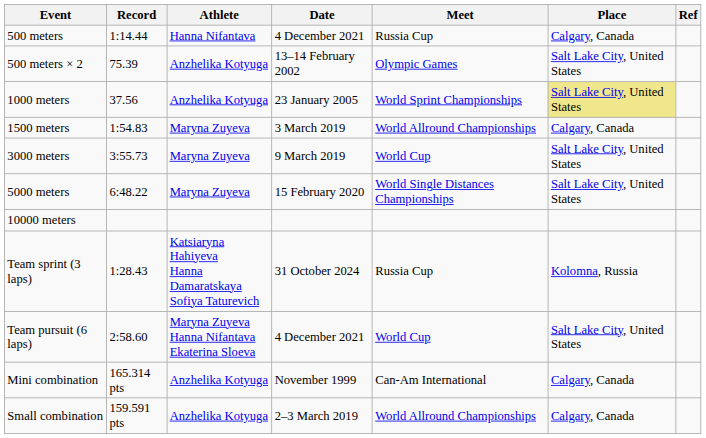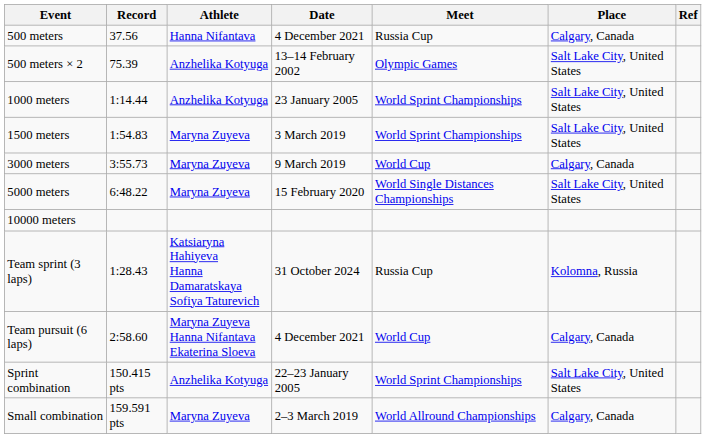(129, 35) 1:14.44 -> (124, 35) 37.56
(124, 99) 37.56 -> (129, 99) 1:14.44
(607, 99) khaki background -> (607, 99) no background
(456, 128) World Allround Championships -> (448, 135) World Sprint Championships
(593, 128) Calgary, Canada -> (607, 135) Salt Lake City, United States
(607, 156) Salt Lake City, United States -> (592, 163) Calgary, Canada
(607, 336) Salt Lake City, United States -> (592, 336) Calgary, Canada
+ row: (39, 379)
- row: (53, 379)
(219, 415) Anzhelika Kotyuga -> (210, 415) Maryna Zuyeva
